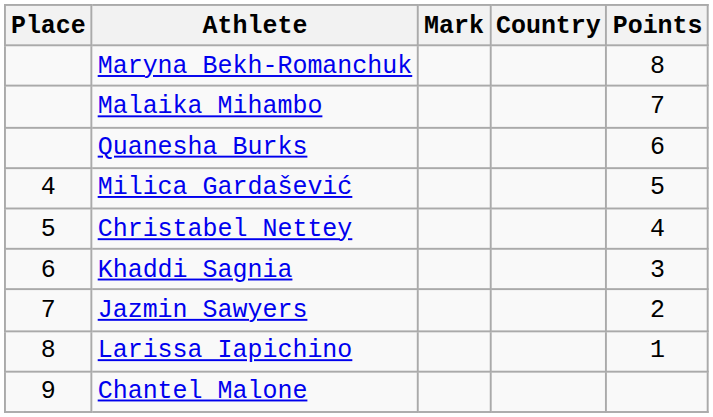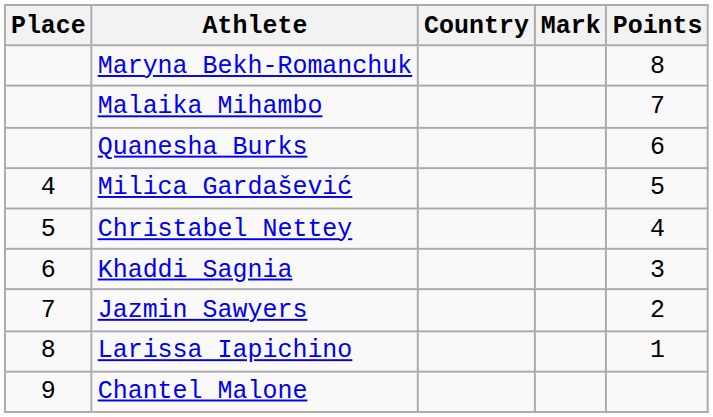columns swapped: (548, 25) <-> (454, 25)
